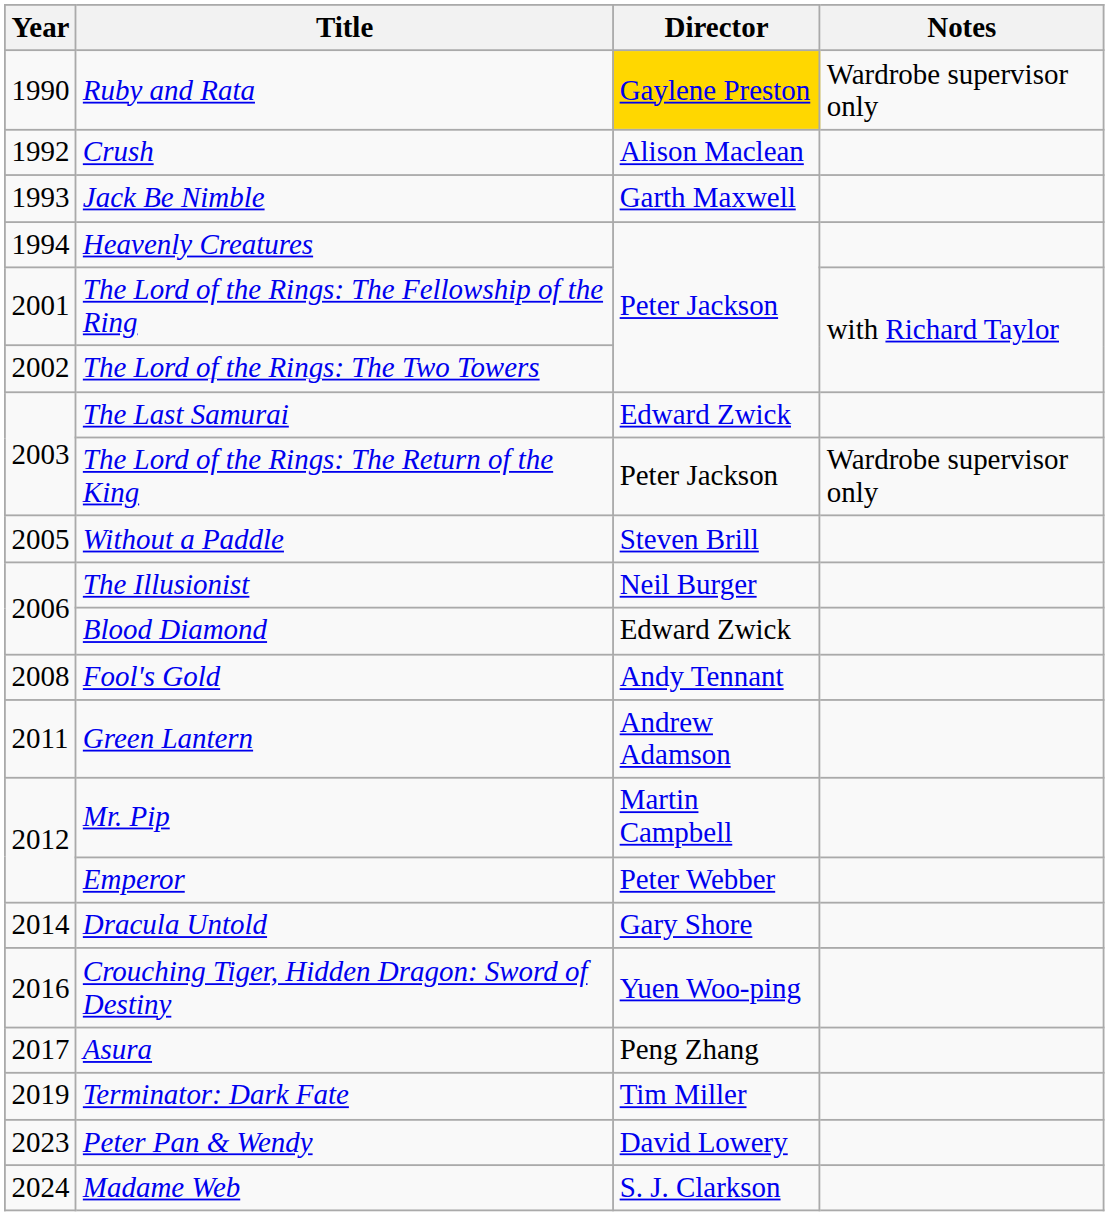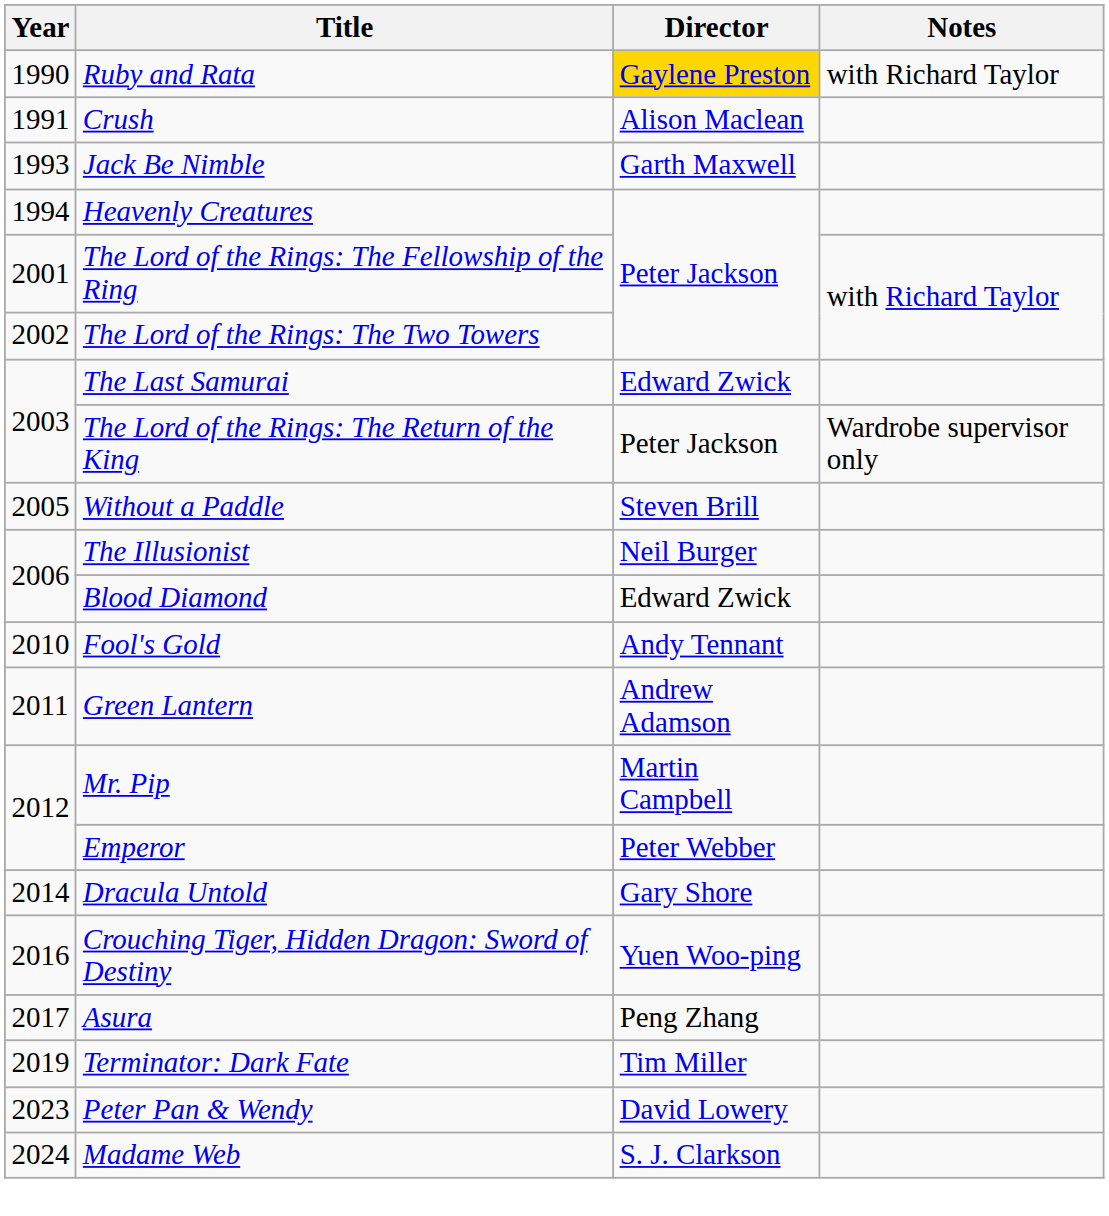(947, 89) Wardrobe supervisor only -> (943, 73) with Richard Taylor
(41, 151) 1992 -> (41, 119) 1991
(41, 676) 2008 -> (41, 643) 2010
